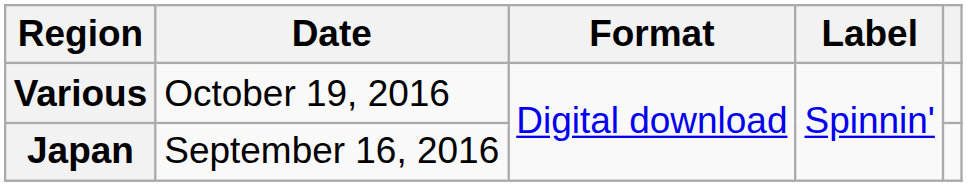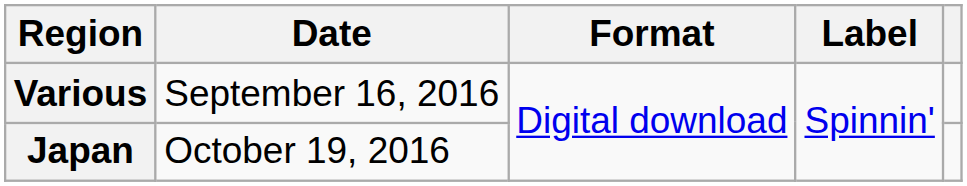(307, 92) October 19, 2016 -> (332, 92) September 16, 2016
(332, 151) September 16, 2016 -> (307, 151) October 19, 2016
